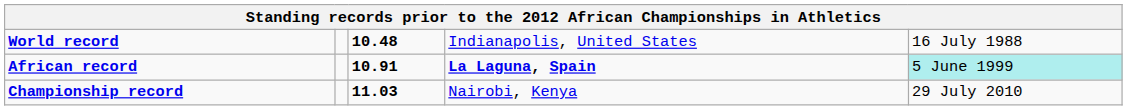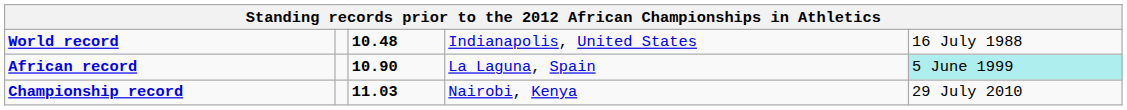(375, 67) 10.91 -> (375, 67) 10.90
(522, 67) bold -> (522, 67) normal
